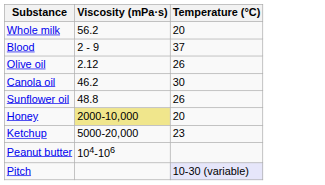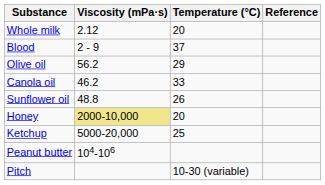+ column: (292, 13)
(88, 30) 56.2 -> (88, 30) 2.12
(88, 64) 2.12 -> (88, 64) 56.2
(179, 64) 26 -> (179, 64) 29
(179, 82) 30 -> (179, 82) 33
(179, 133) 23 -> (179, 133) 25
(211, 171) lavender background -> (211, 171) no background
